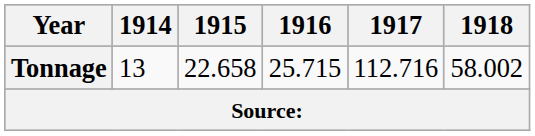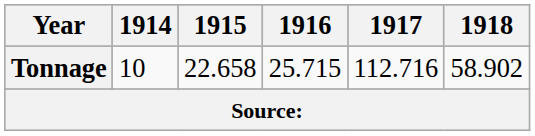(132, 67) 13 -> (132, 67) 10
(487, 67) 58.002 -> (487, 67) 58.902
